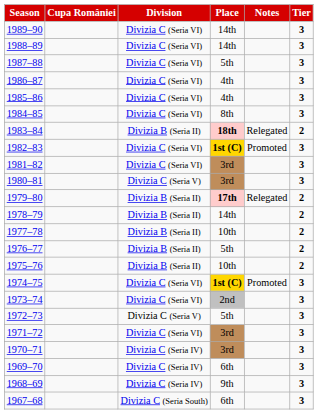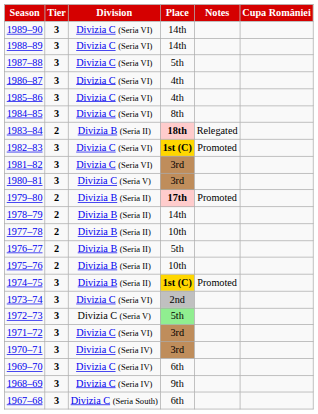columns swapped: (301, 13) <-> (82, 13)
(267, 198) Relegated -> (217, 198) Promoted
(164, 283) Divizia C (Seria VI) -> (114, 283) Divizia B (Seria II)
(227, 316) no background -> (177, 316) lightgreen background
